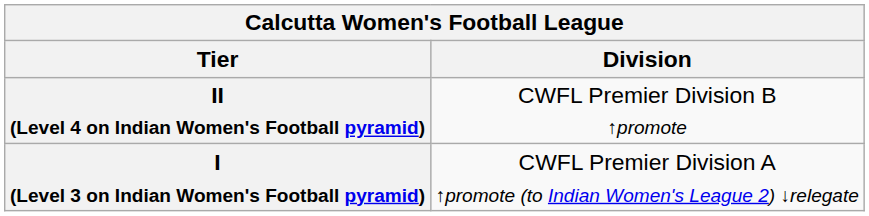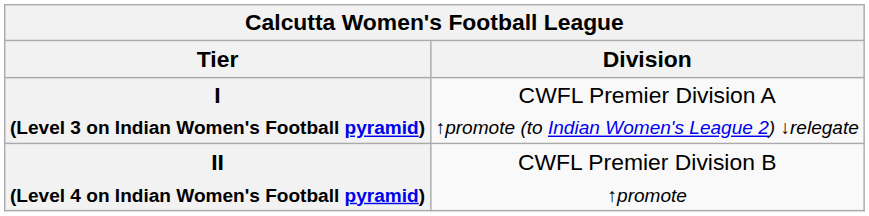rows swapped: (218, 177) <-> (218, 111)
